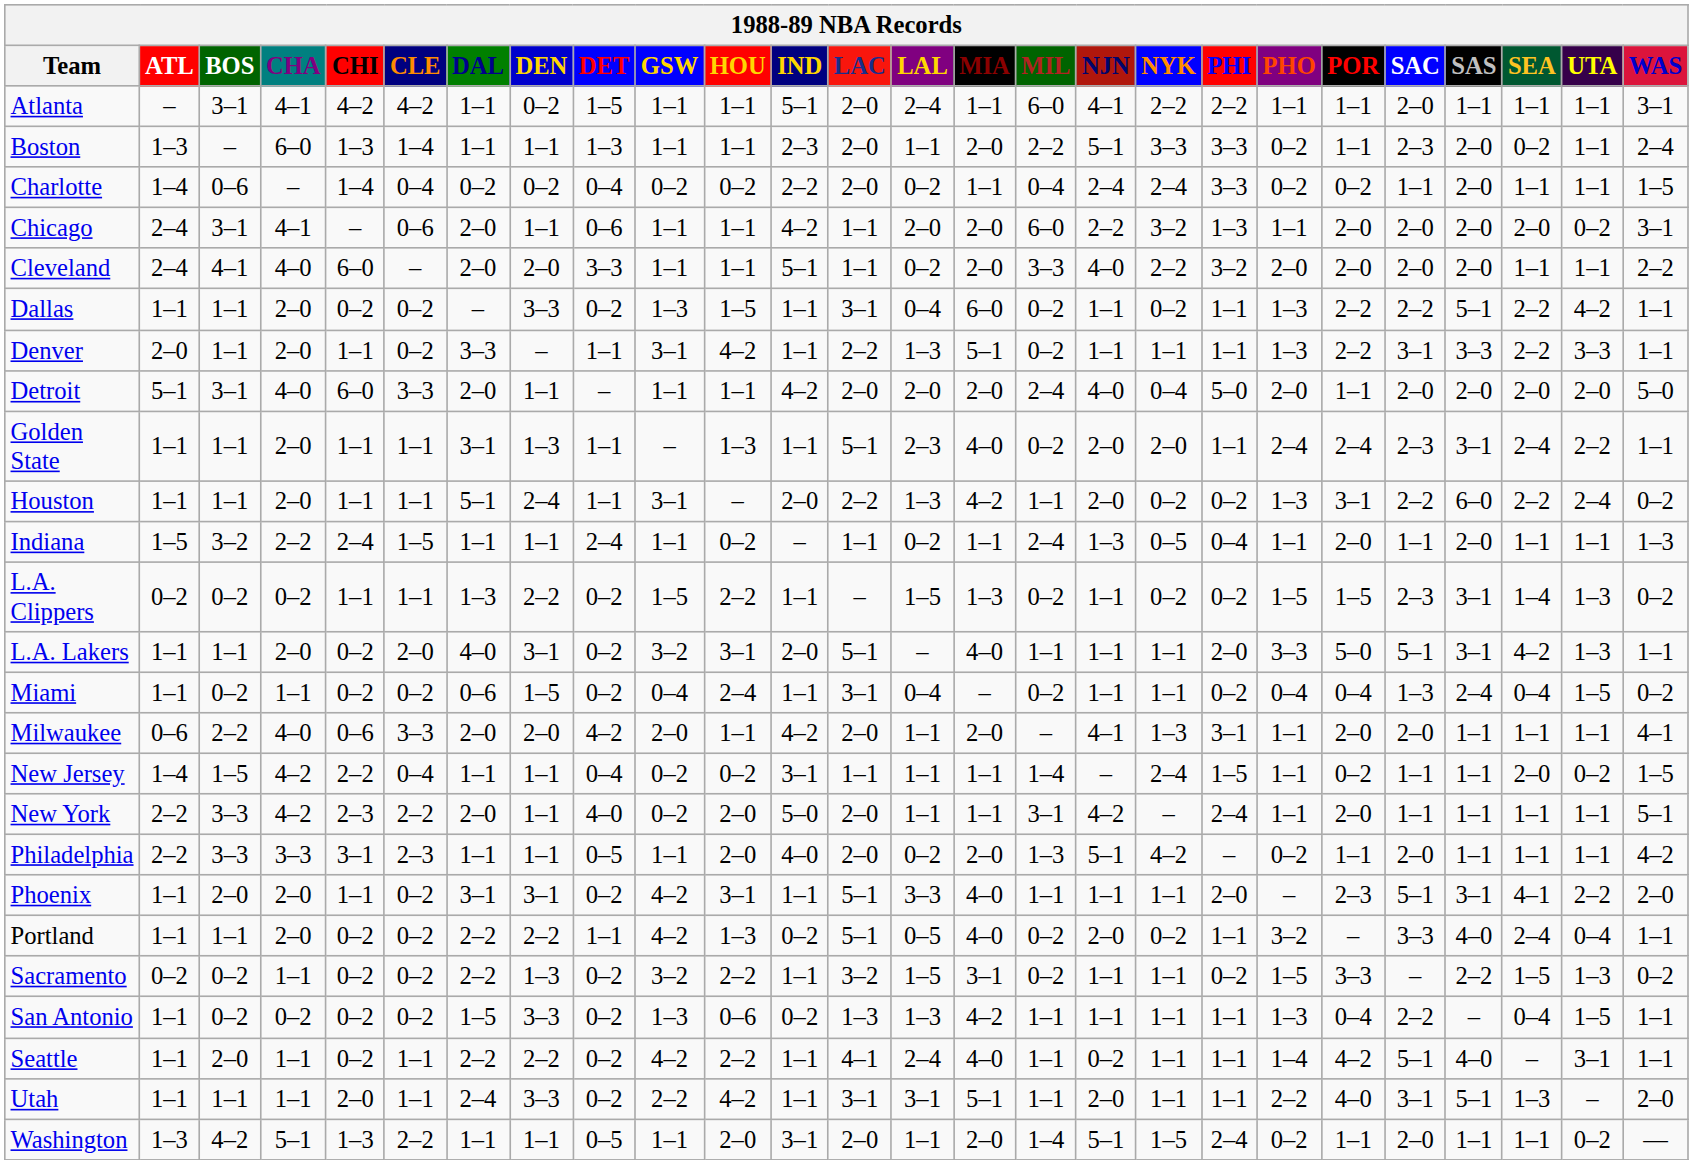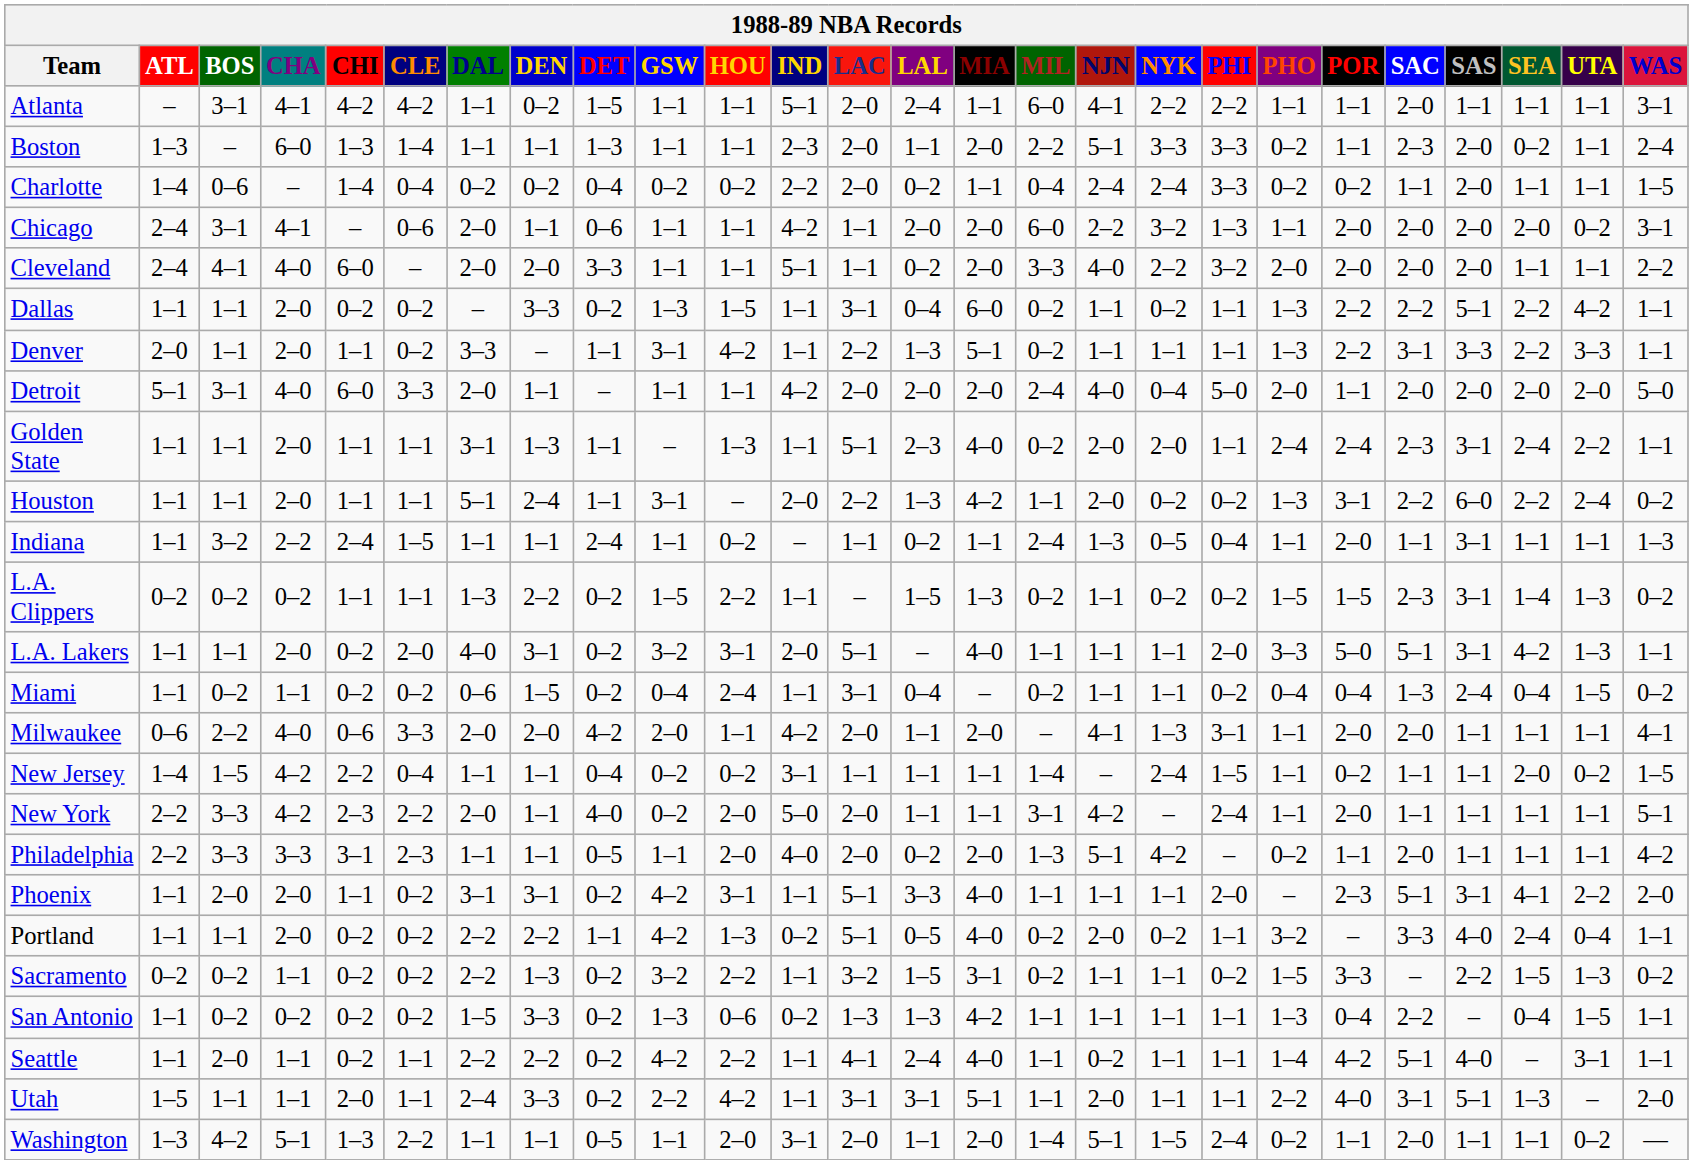(169, 541) 1–5 -> (169, 541) 1–1
(1474, 541) 2–0 -> (1474, 541) 3–1
(169, 1098) 1–1 -> (169, 1098) 1–5
